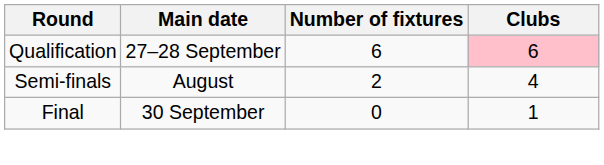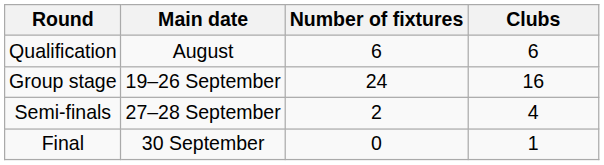(203, 50) 27–28 September -> (203, 50) August
(533, 50) pink background -> (533, 50) no background
+ row: (63, 81)
(203, 81) August -> (203, 112) 27–28 September
